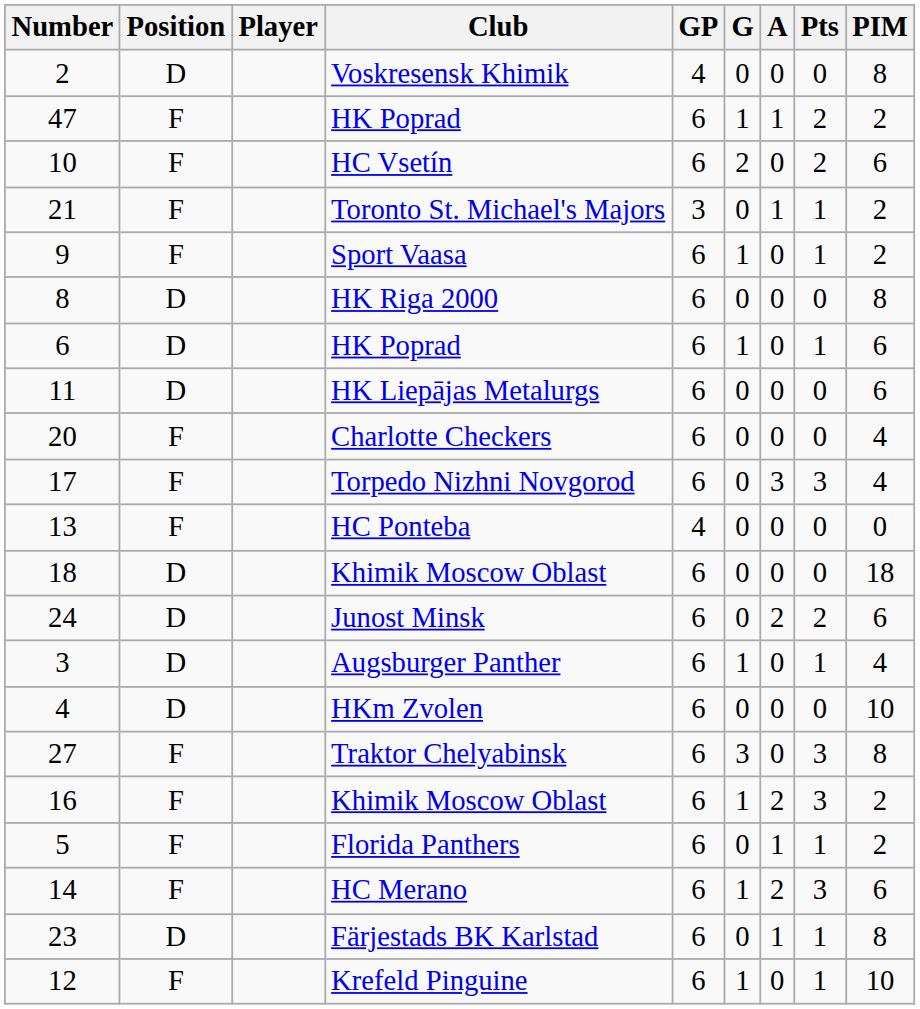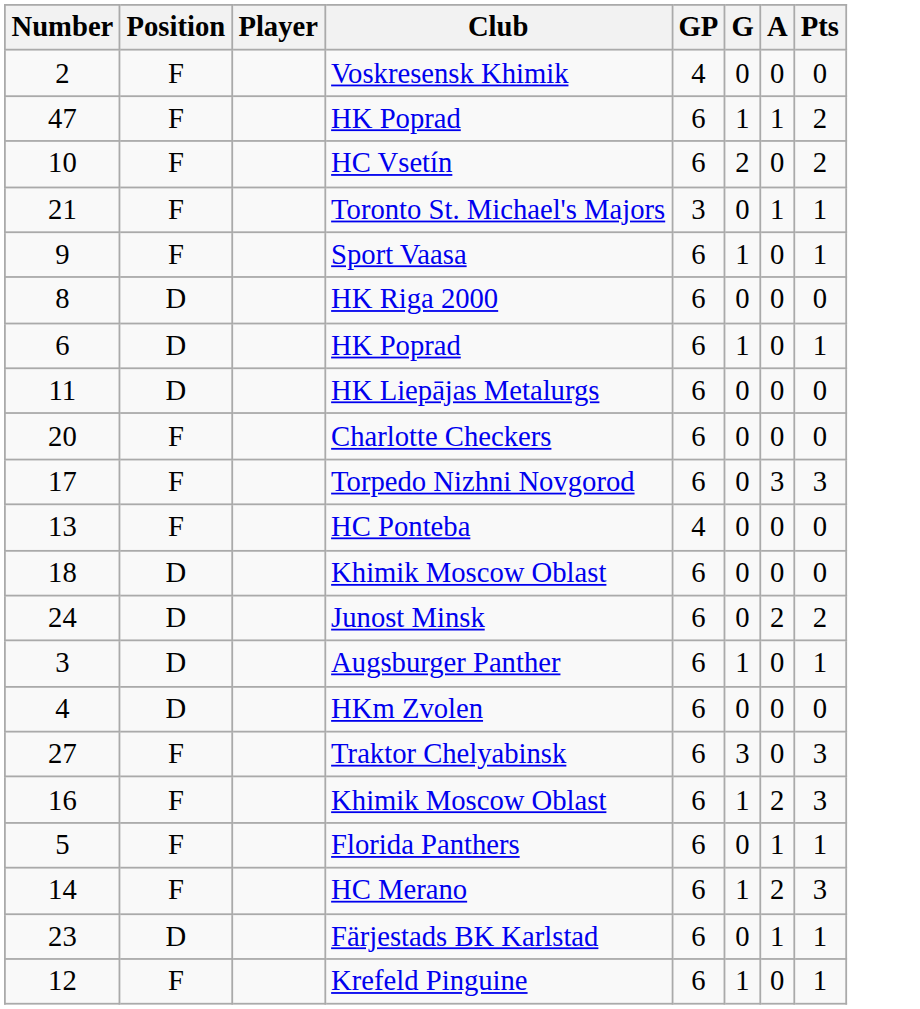- column: (880, 27)
(176, 72) D -> (176, 72) F
